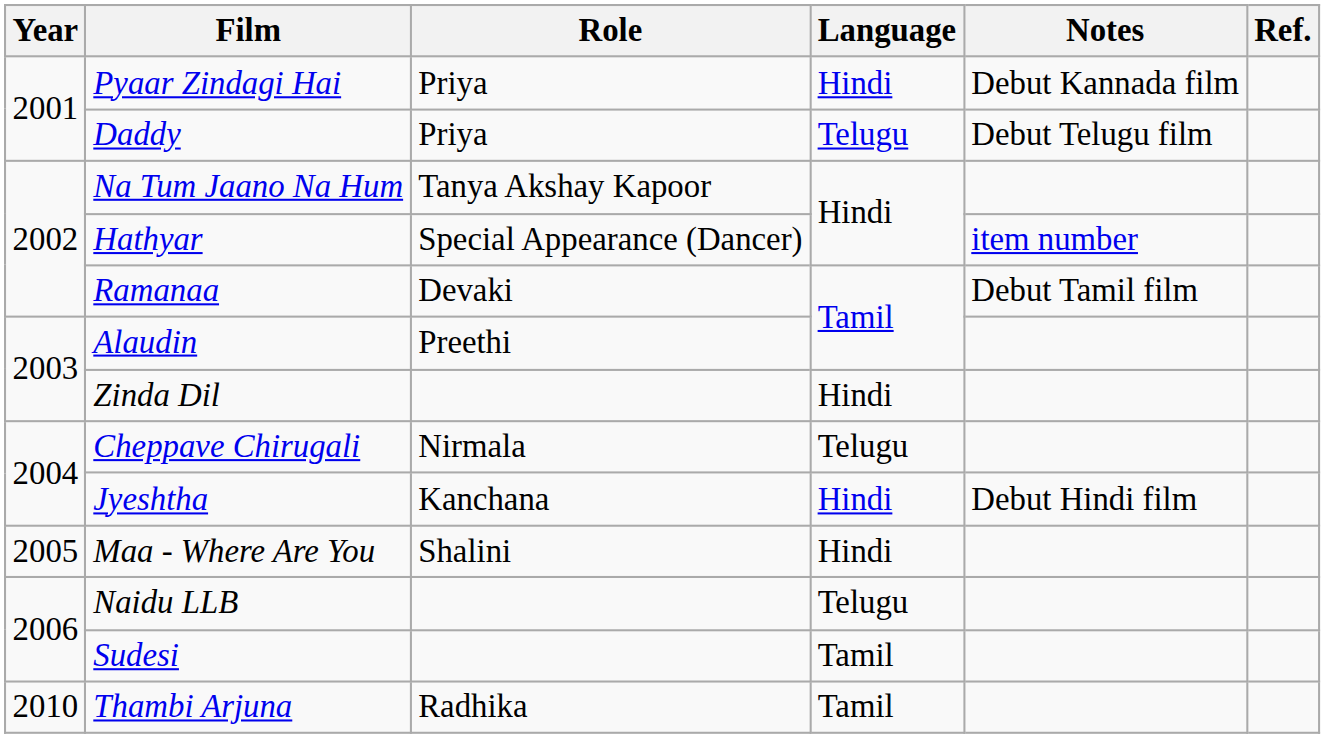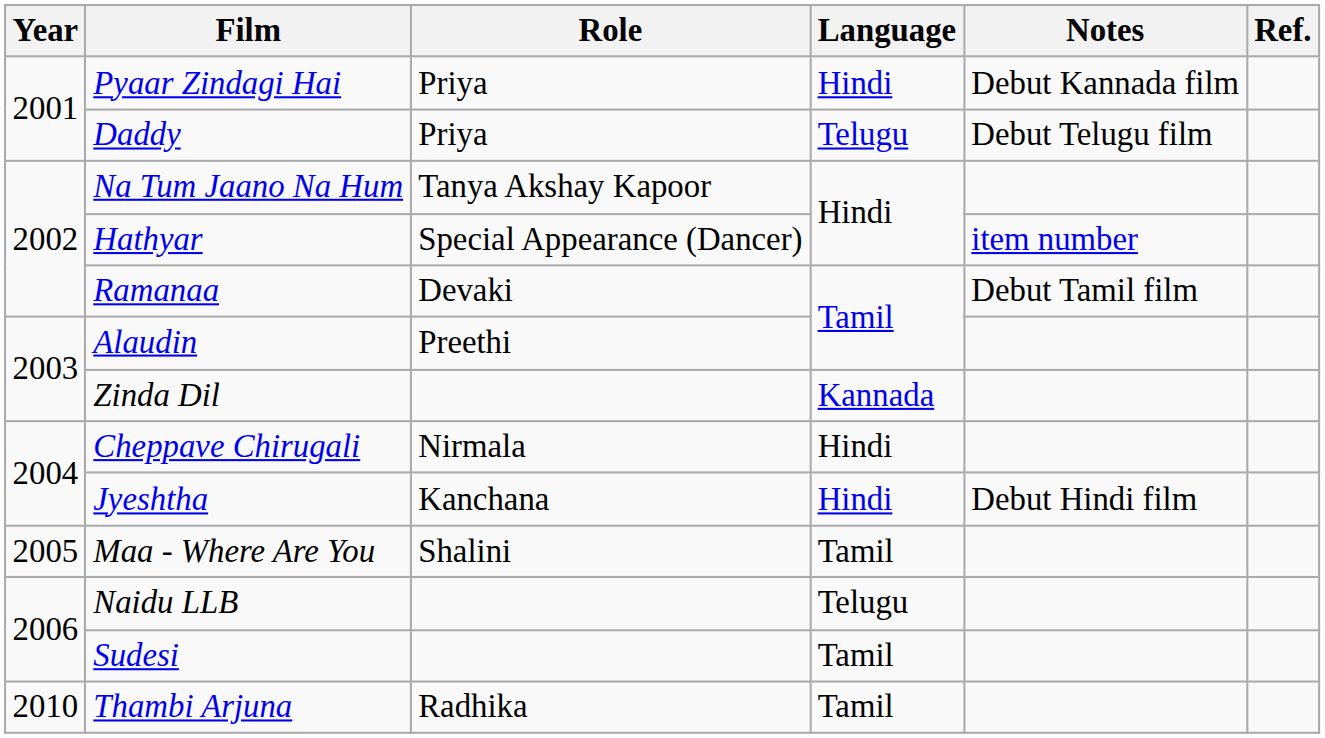(855, 394) Hindi -> (876, 394) Kannada
(863, 446) Telugu -> (855, 446) Hindi
(855, 550) Hindi -> (856, 550) Tamil
